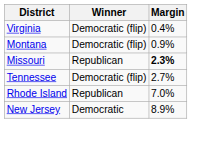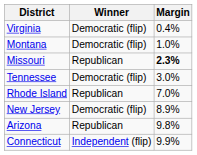(163, 45) 0.9% -> (168, 45) 1.0%
(163, 77) 2.7% -> (168, 77) 3.0%
(98, 110) Democratic -> (109, 110) Democratic (flip)
+ row: (24, 126)
+ row: (34, 142)
